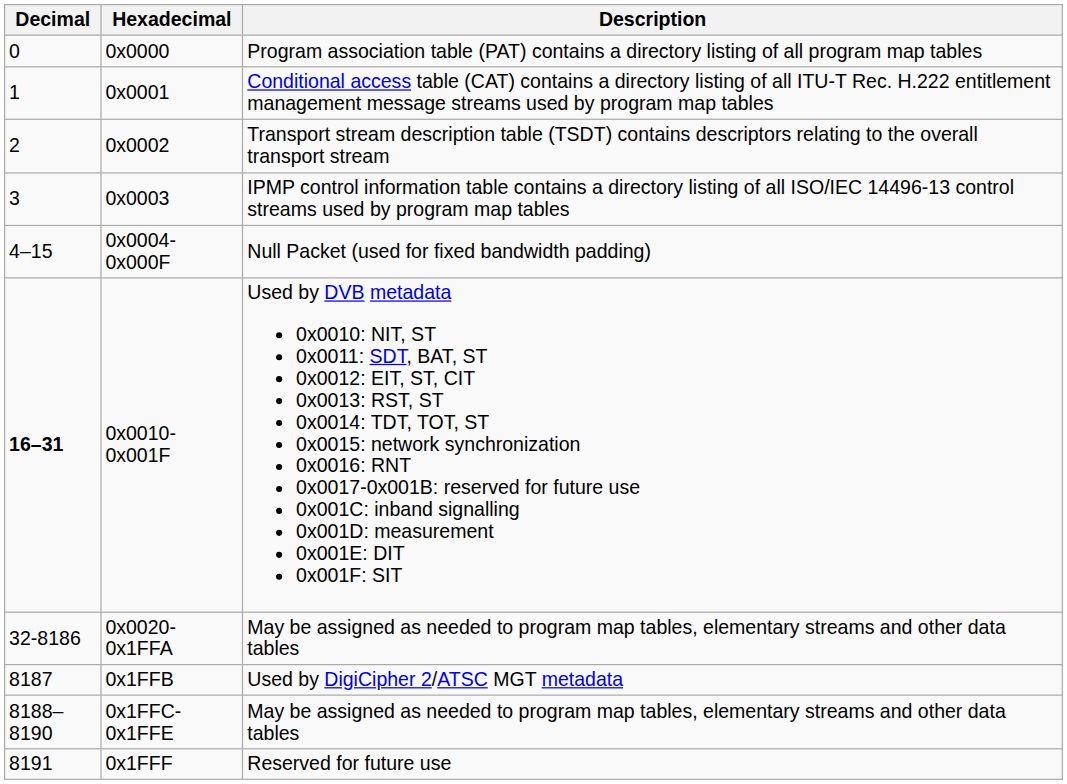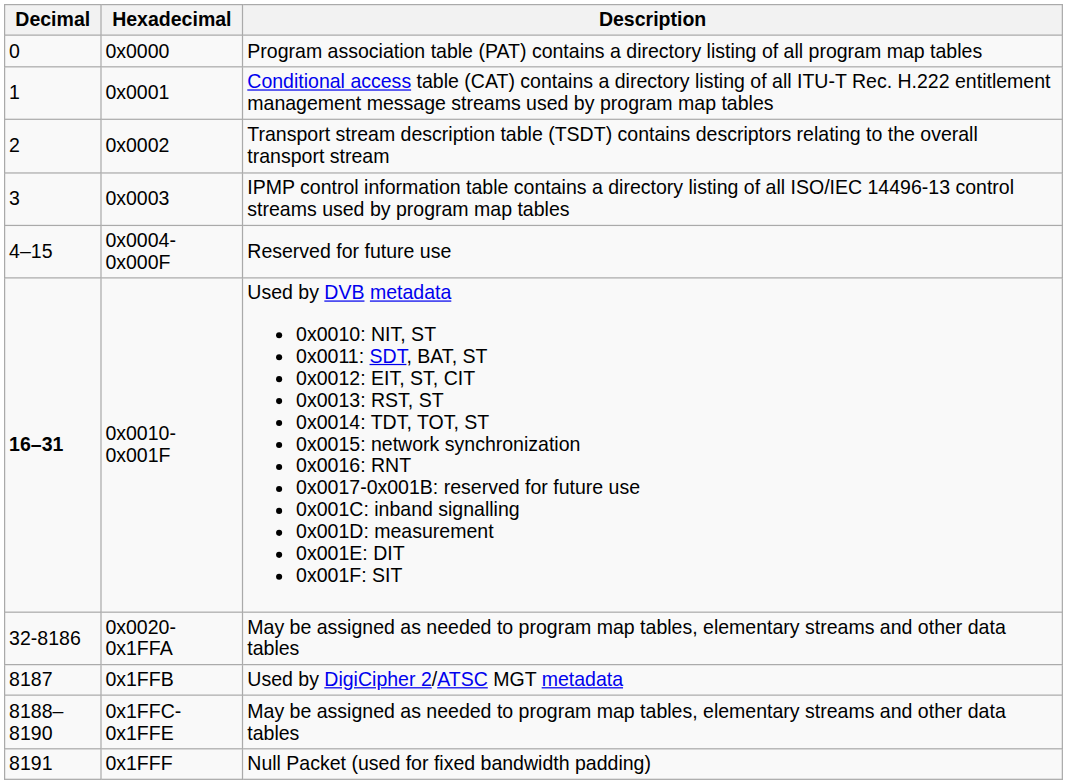(449, 251) Null Packet (used for fixed bandwidth padding) -> (349, 251) Reserved for future use
(349, 763) Reserved for future use -> (449, 763) Null Packet (used for fixed bandwidth padding)
